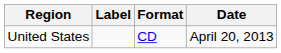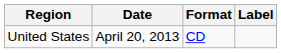columns swapped: (232, 15) <-> (113, 15)
